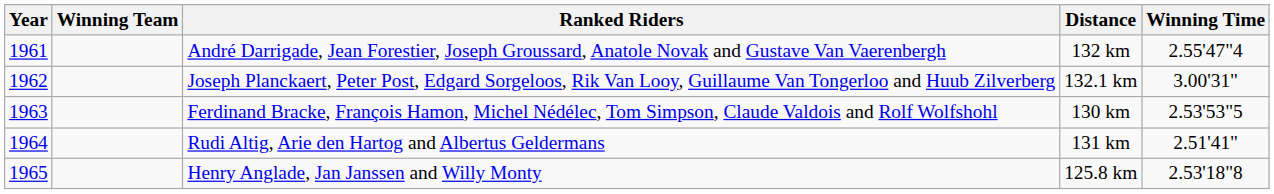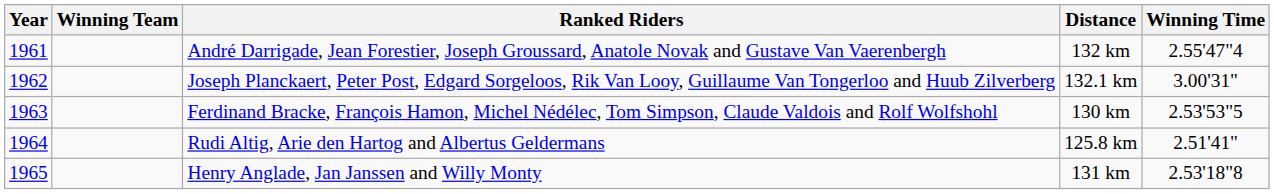(1101, 142) 131 km -> (1101, 142) 125.8 km
(1101, 173) 125.8 km -> (1101, 173) 131 km
